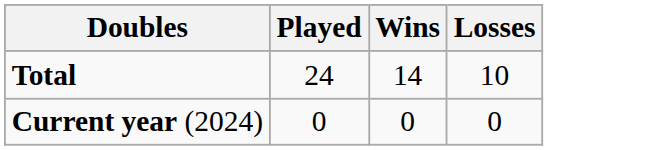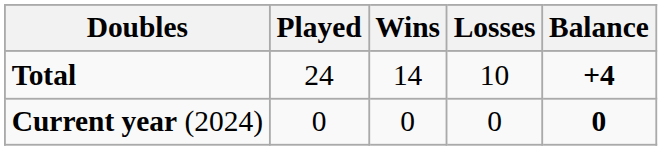+ column: (599, 27)
